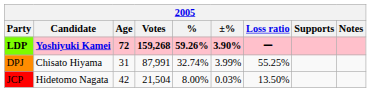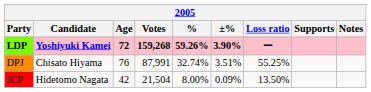(124, 63) 31 -> (124, 63) 76
(228, 63) 3.99% -> (228, 63) 3.51%
(228, 79) 0.03% -> (228, 79) 0.09%
